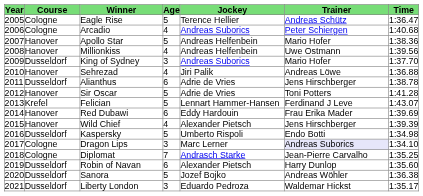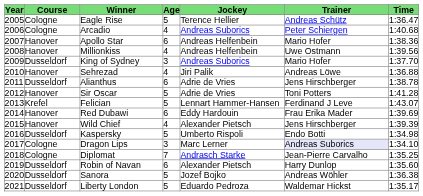(166, 41) 5 -> (166, 41) 6
(166, 186) 3 -> (166, 186) 5
